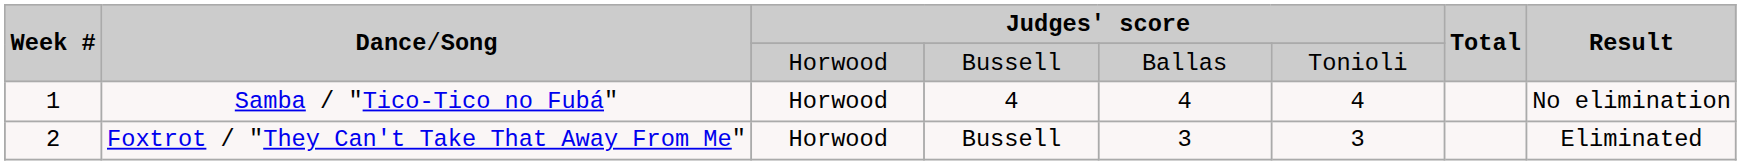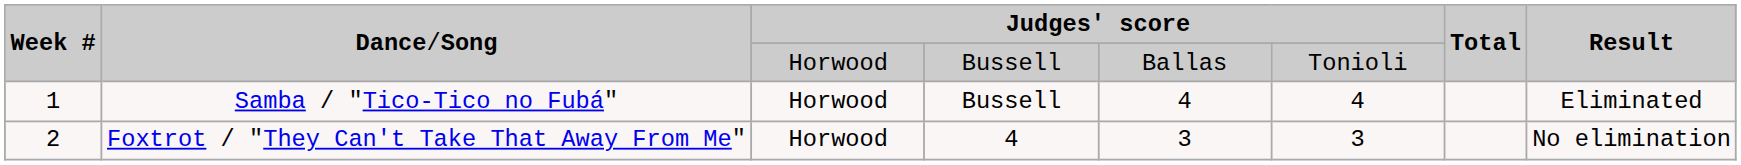(1011, 101) 4 -> (1011, 101) Bussell
(1632, 101) No elimination -> (1632, 101) Eliminated
(1011, 140) Bussell -> (1011, 140) 4
(1632, 140) Eliminated -> (1632, 140) No elimination
